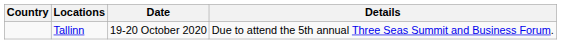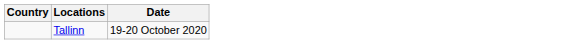- column: (383, 13)
